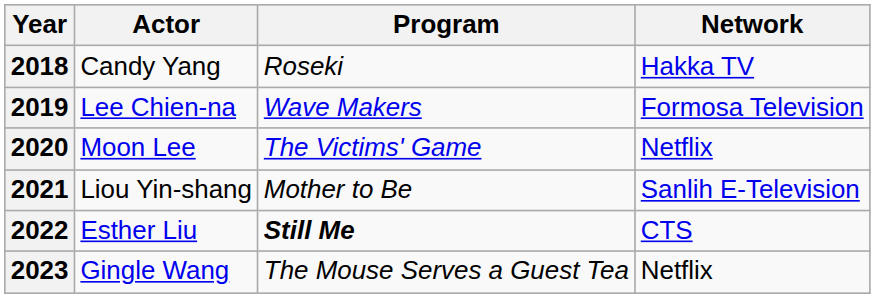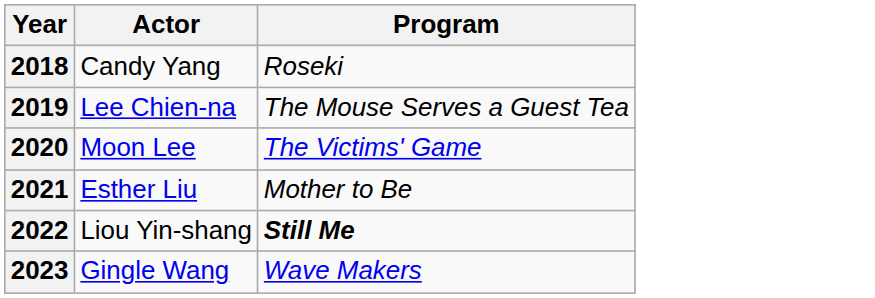- column: (752, 25)
(343, 107) Wave Makers -> (446, 107) The Mouse Serves a Guest Tea
(166, 189) Liou Yin-shang -> (139, 189) Esther Liu
(139, 230) Esther Liu -> (166, 230) Liou Yin-shang
(446, 271) The Mouse Serves a Guest Tea -> (343, 271) Wave Makers
